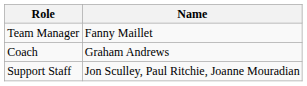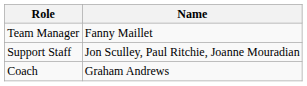rows swapped: (22, 52) <-> (39, 71)
